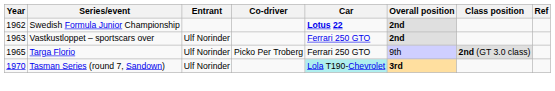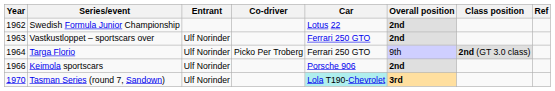(325, 25) bold -> (324, 25) normal
(16, 52) 1965 -> (16, 52) 1964
+ row: (66, 66)
